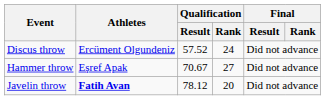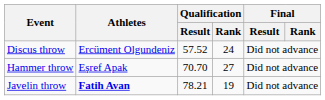(195, 68) 70.67 -> (195, 68) 70.70
(195, 86) 78.12 -> (195, 86) 78.21
(228, 86) 20 -> (228, 86) 19
